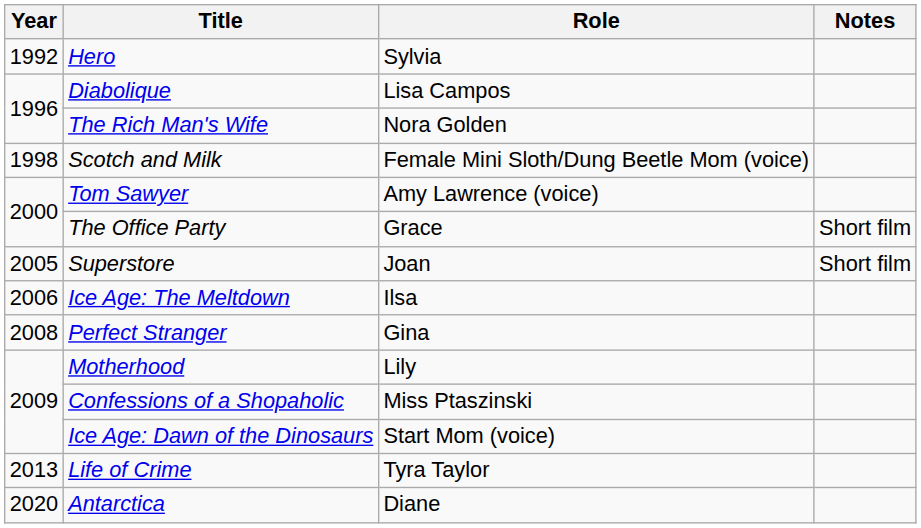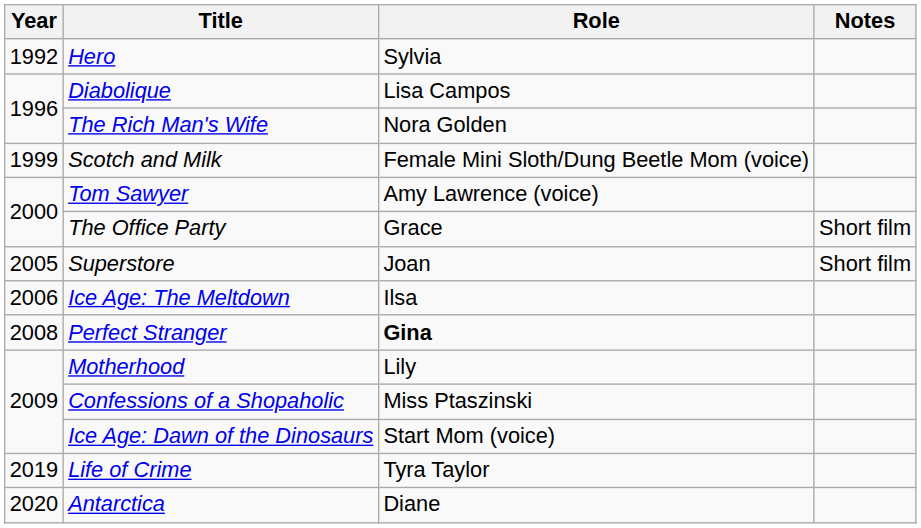(34, 159) 1998 -> (34, 159) 1999
(406, 332) normal -> (408, 332) bold
(34, 470) 2013 -> (34, 470) 2019
